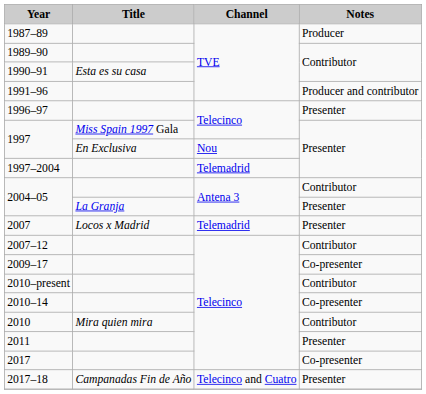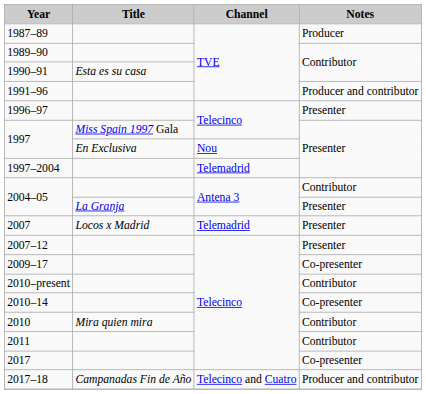(329, 245) Contributor -> (324, 245) Presenter
(324, 341) Presenter -> (329, 341) Contributor
(324, 380) Presenter -> (360, 380) Producer and contributor
